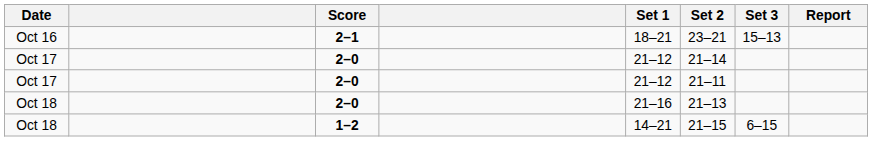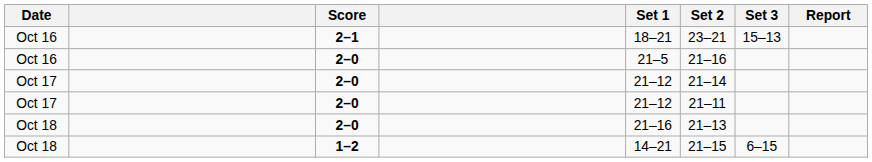+ row: (37, 59)
